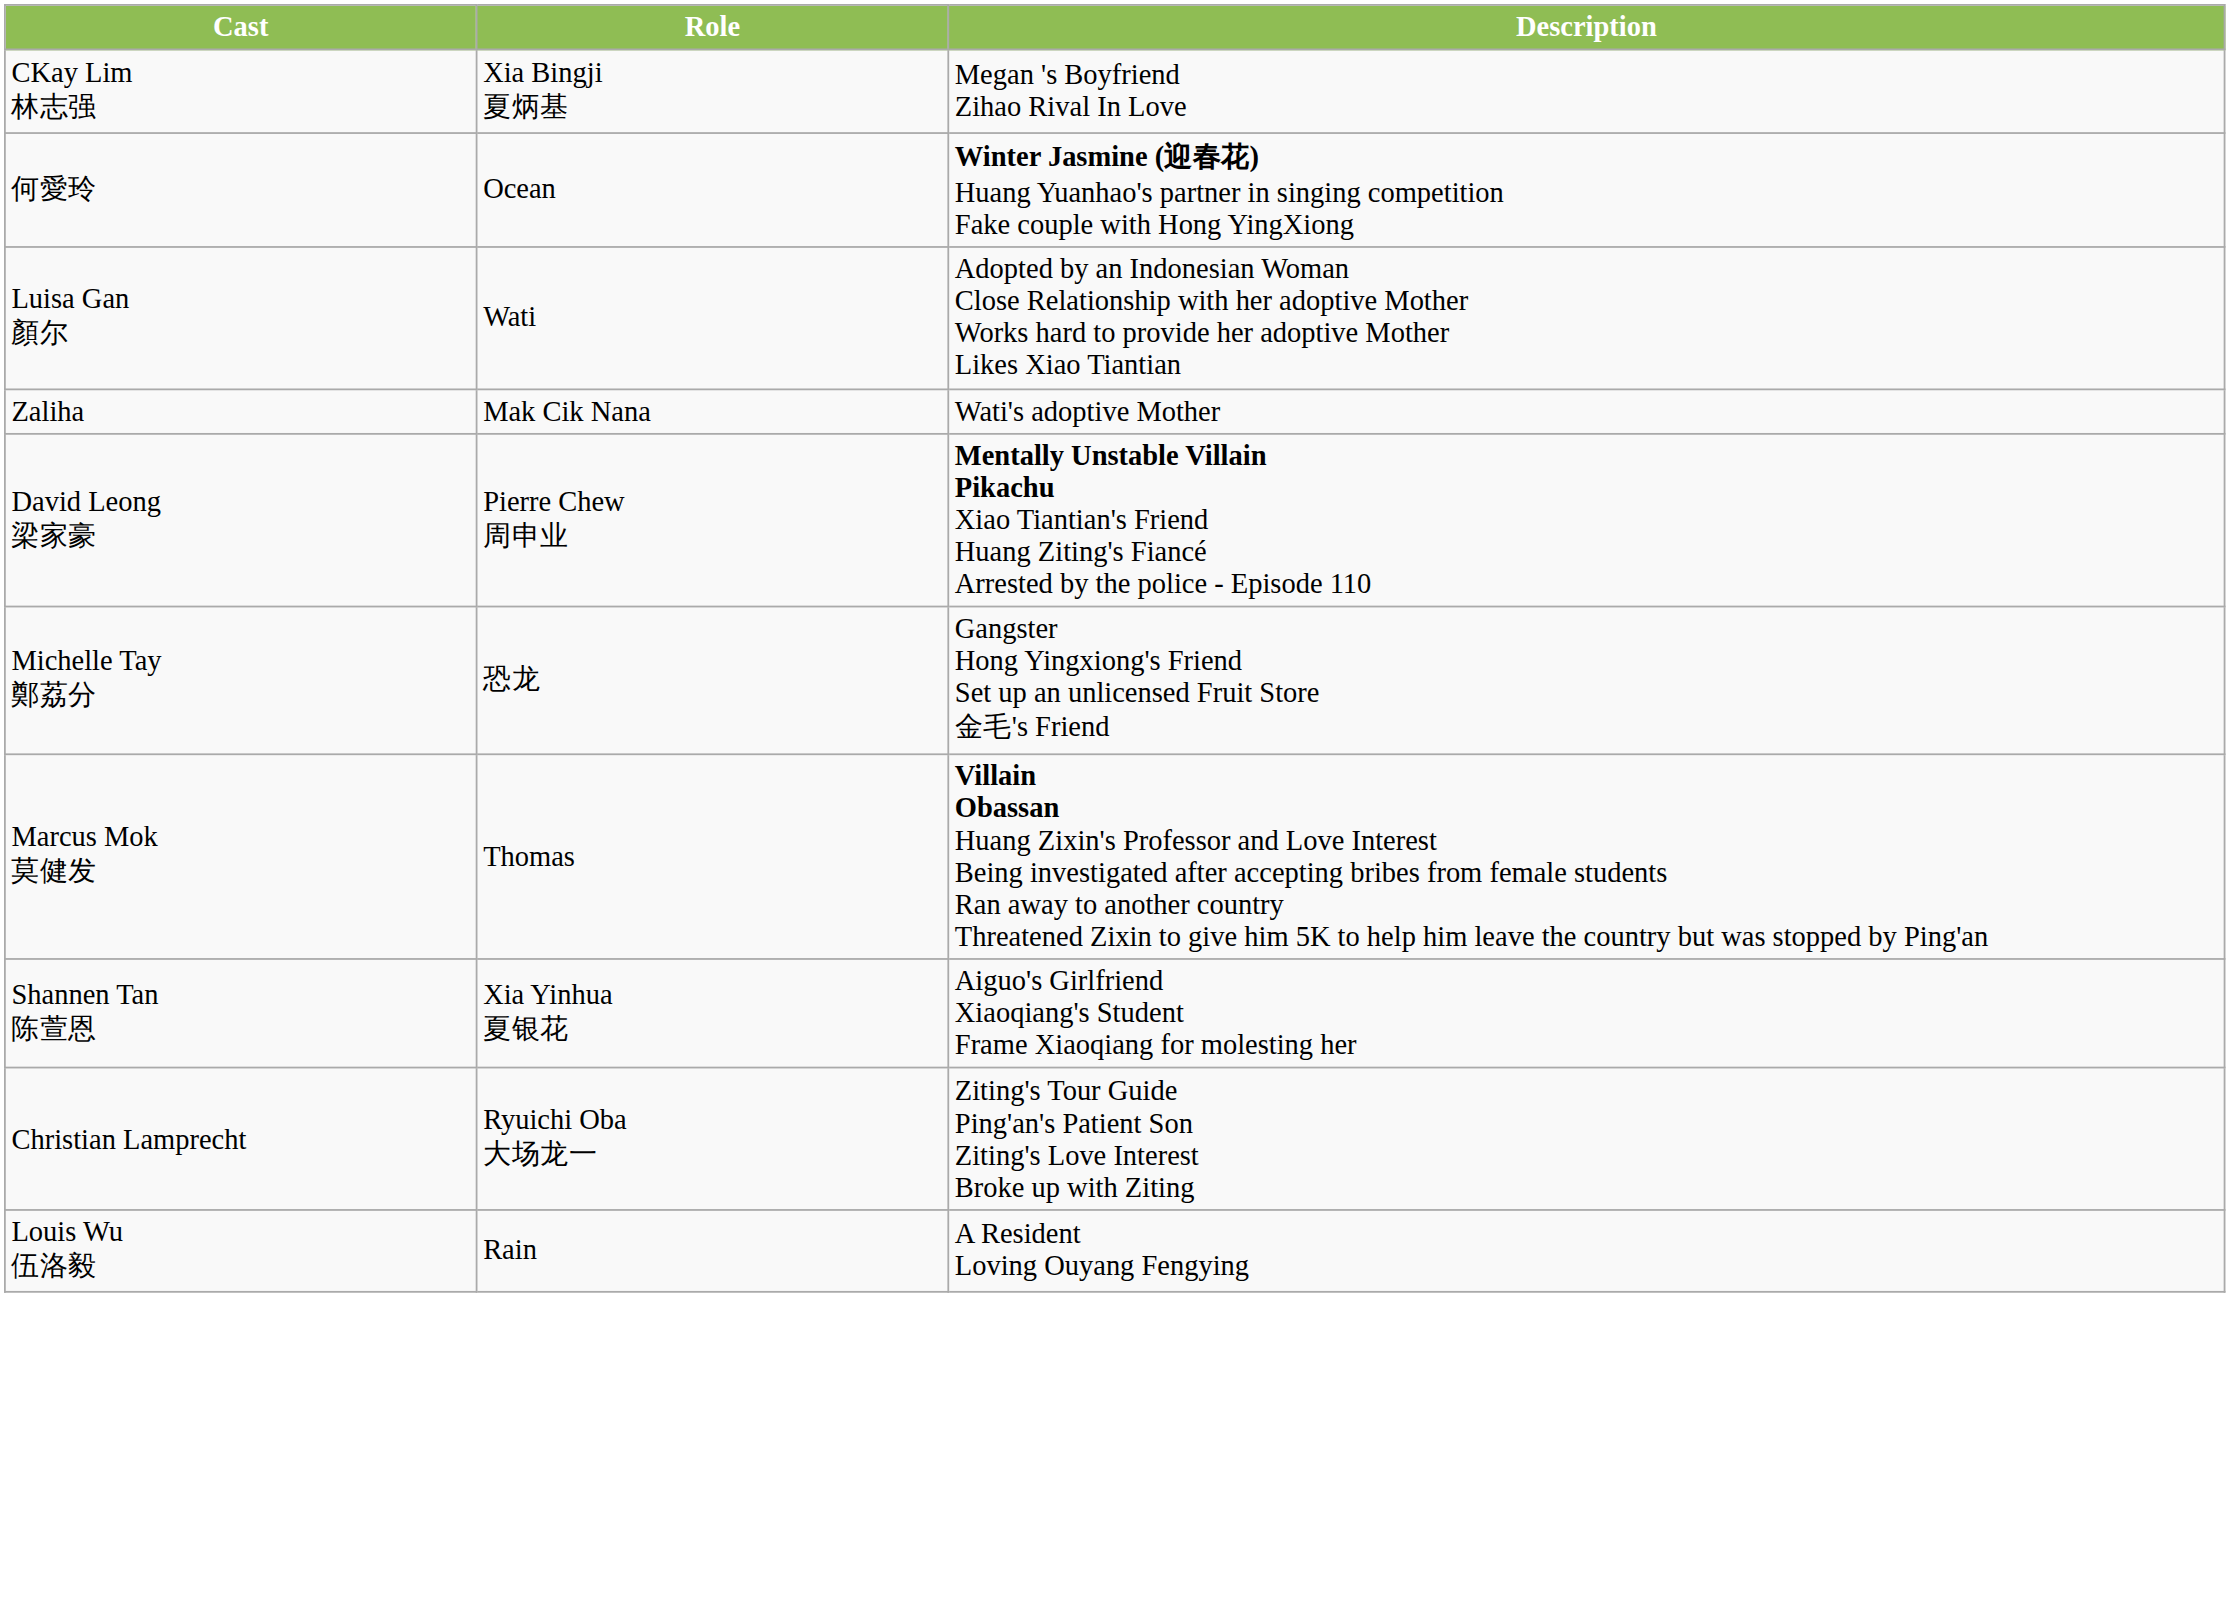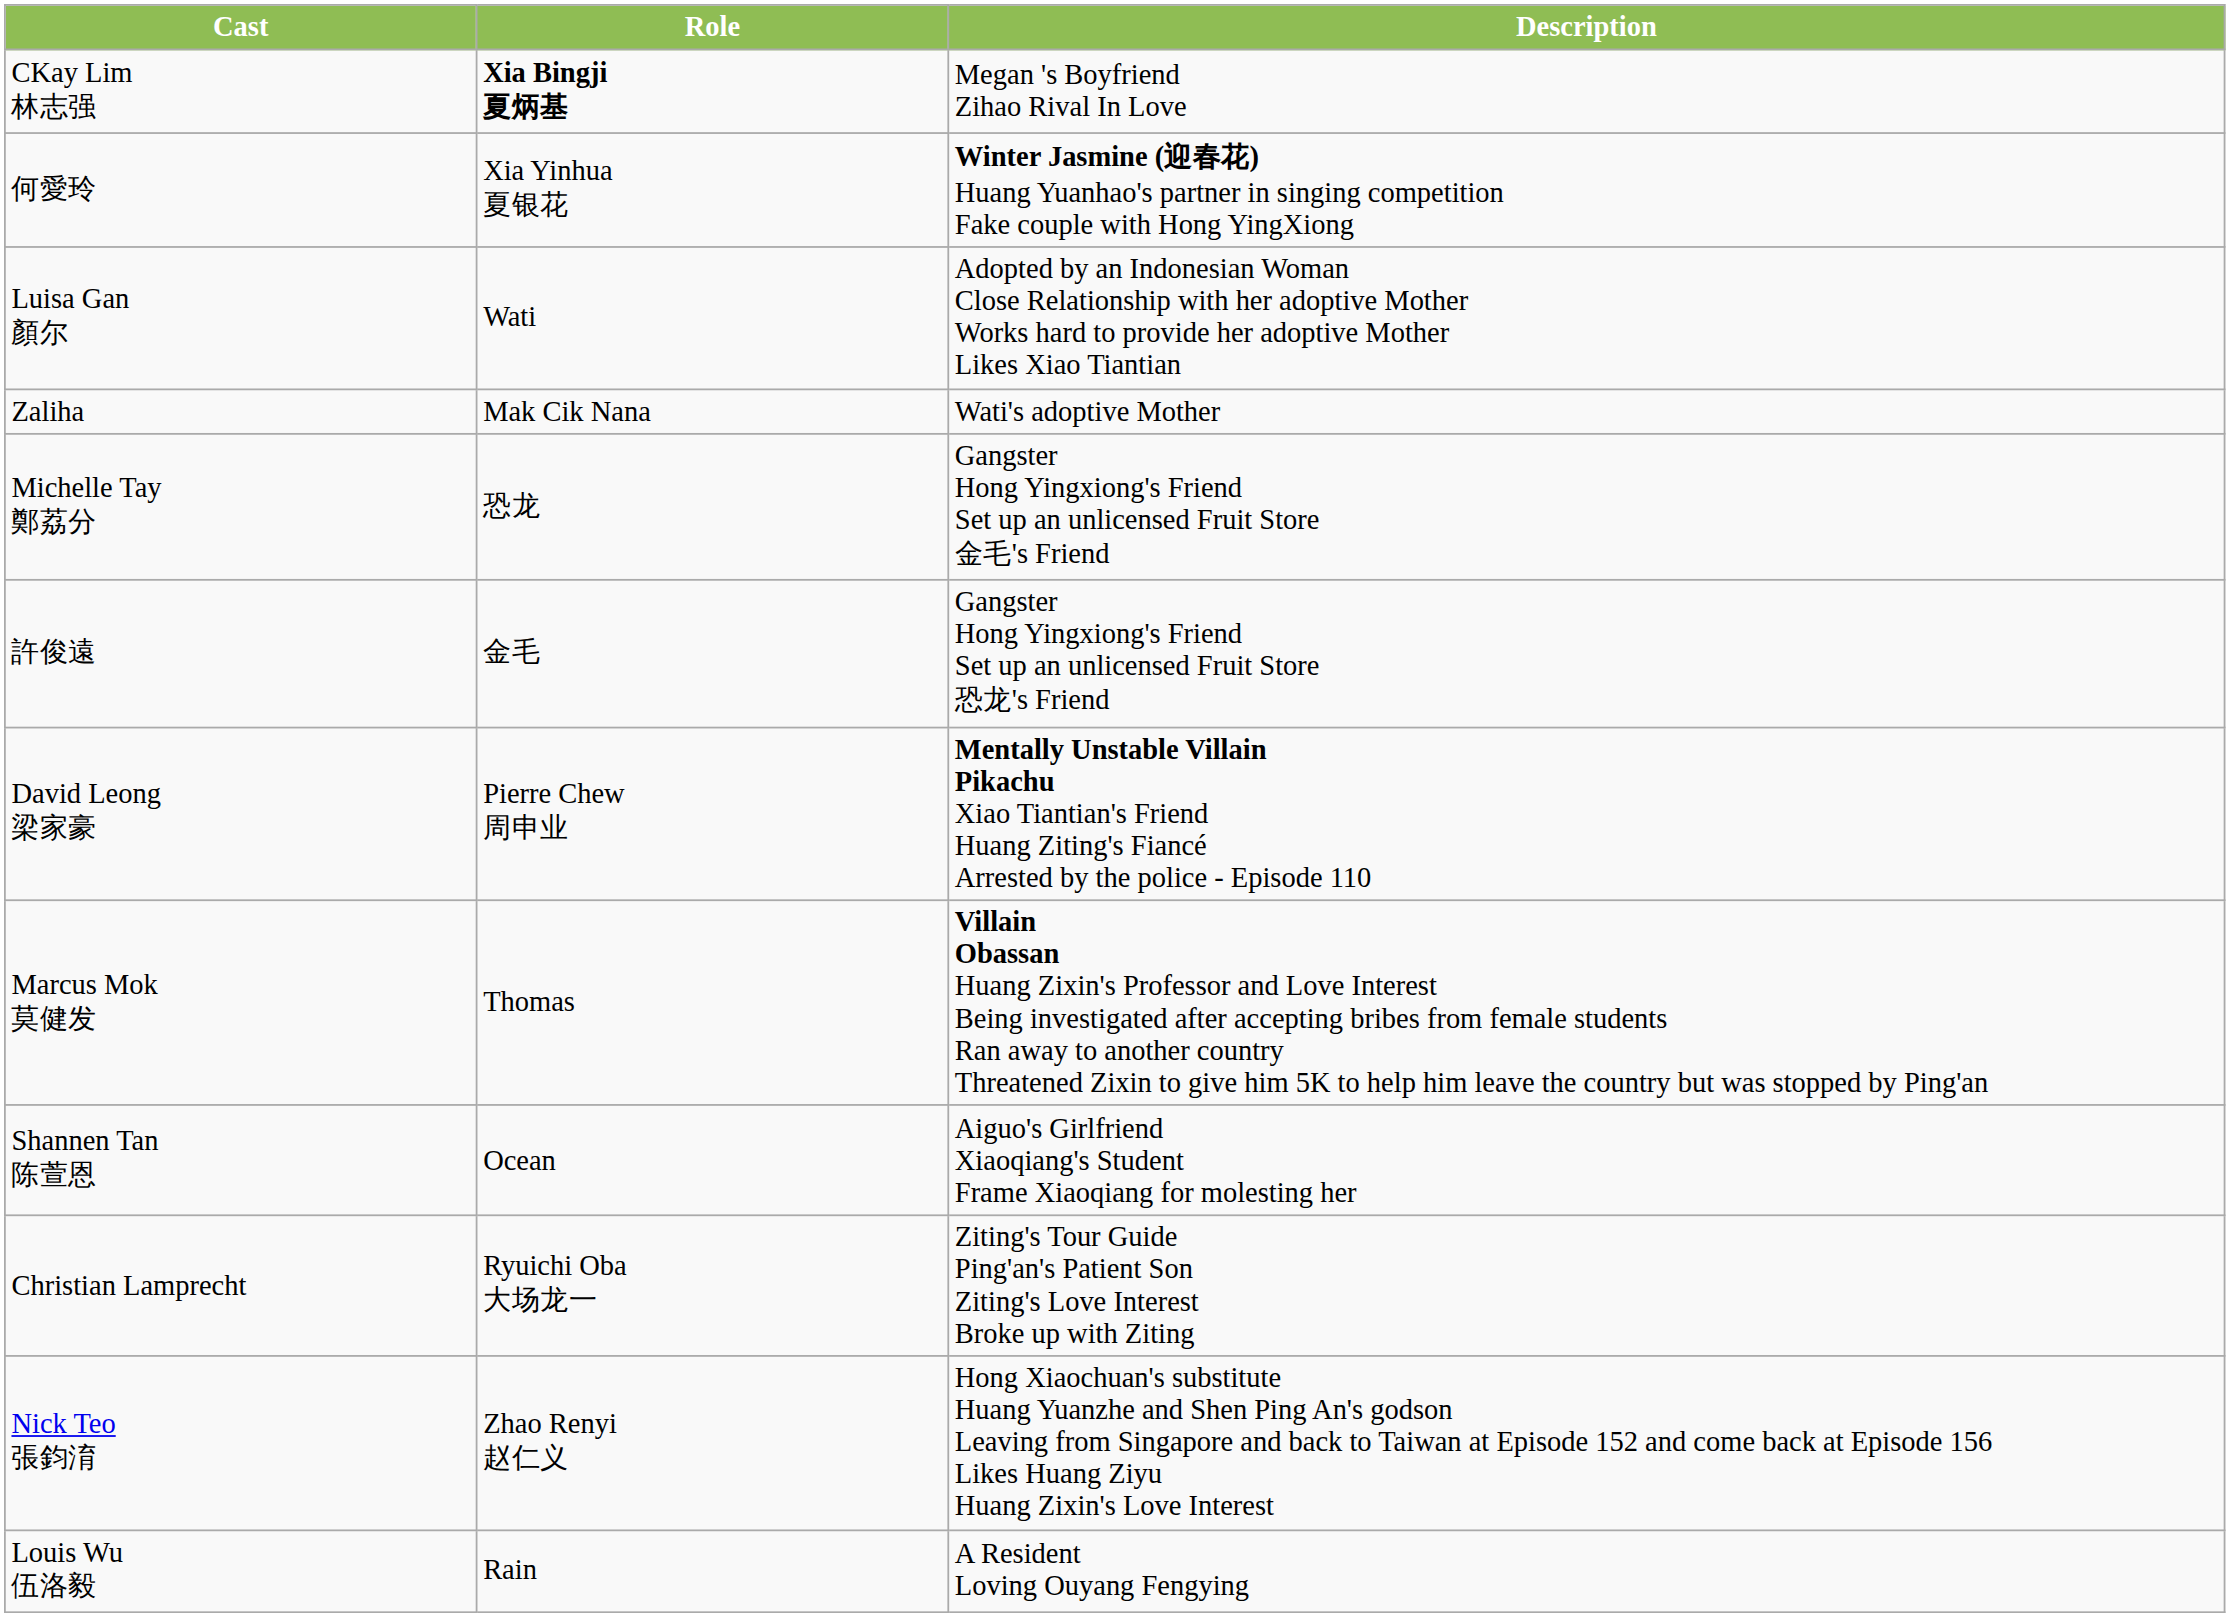(543, 89) normal -> (545, 89) bold
(519, 189) Ocean -> (548, 187) Xia Yinhua 夏银花
rows swapped: (86, 518) <-> (87, 678)
+ row: (54, 652)
(548, 1011) Xia Yinhua 夏银花 -> (519, 1159) Ocean
+ row: (64, 1440)
